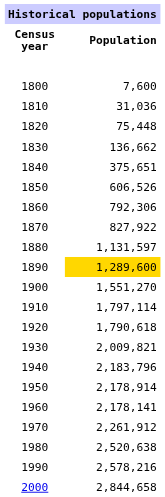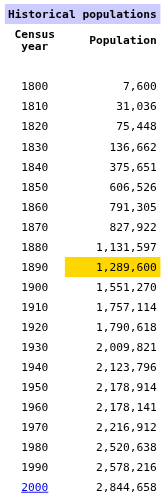(133, 207) 792,306 -> (133, 207) 791,305
(126, 307) 1,797,114 -> (126, 307) 1,757,114
(126, 367) 2,183,796 -> (126, 367) 2,123,796
(126, 427) 2,261,912 -> (126, 427) 2,216,912
